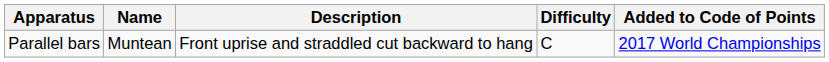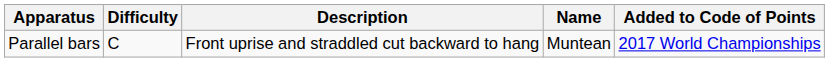columns swapped: (140, 17) <-> (576, 17)
